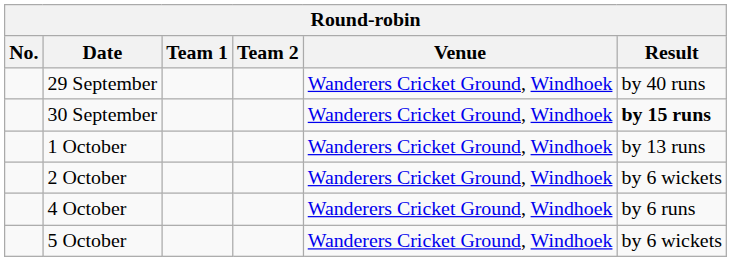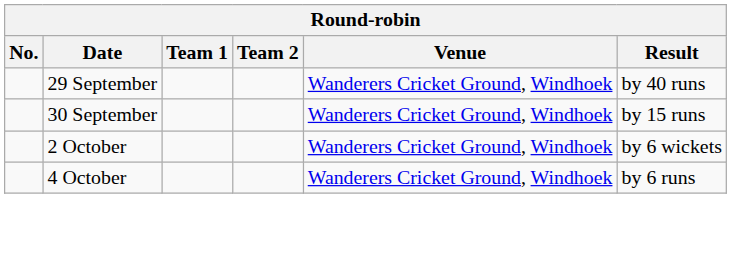(666, 114) bold -> (663, 114) normal
- row: (87, 146)
- row: (87, 240)
